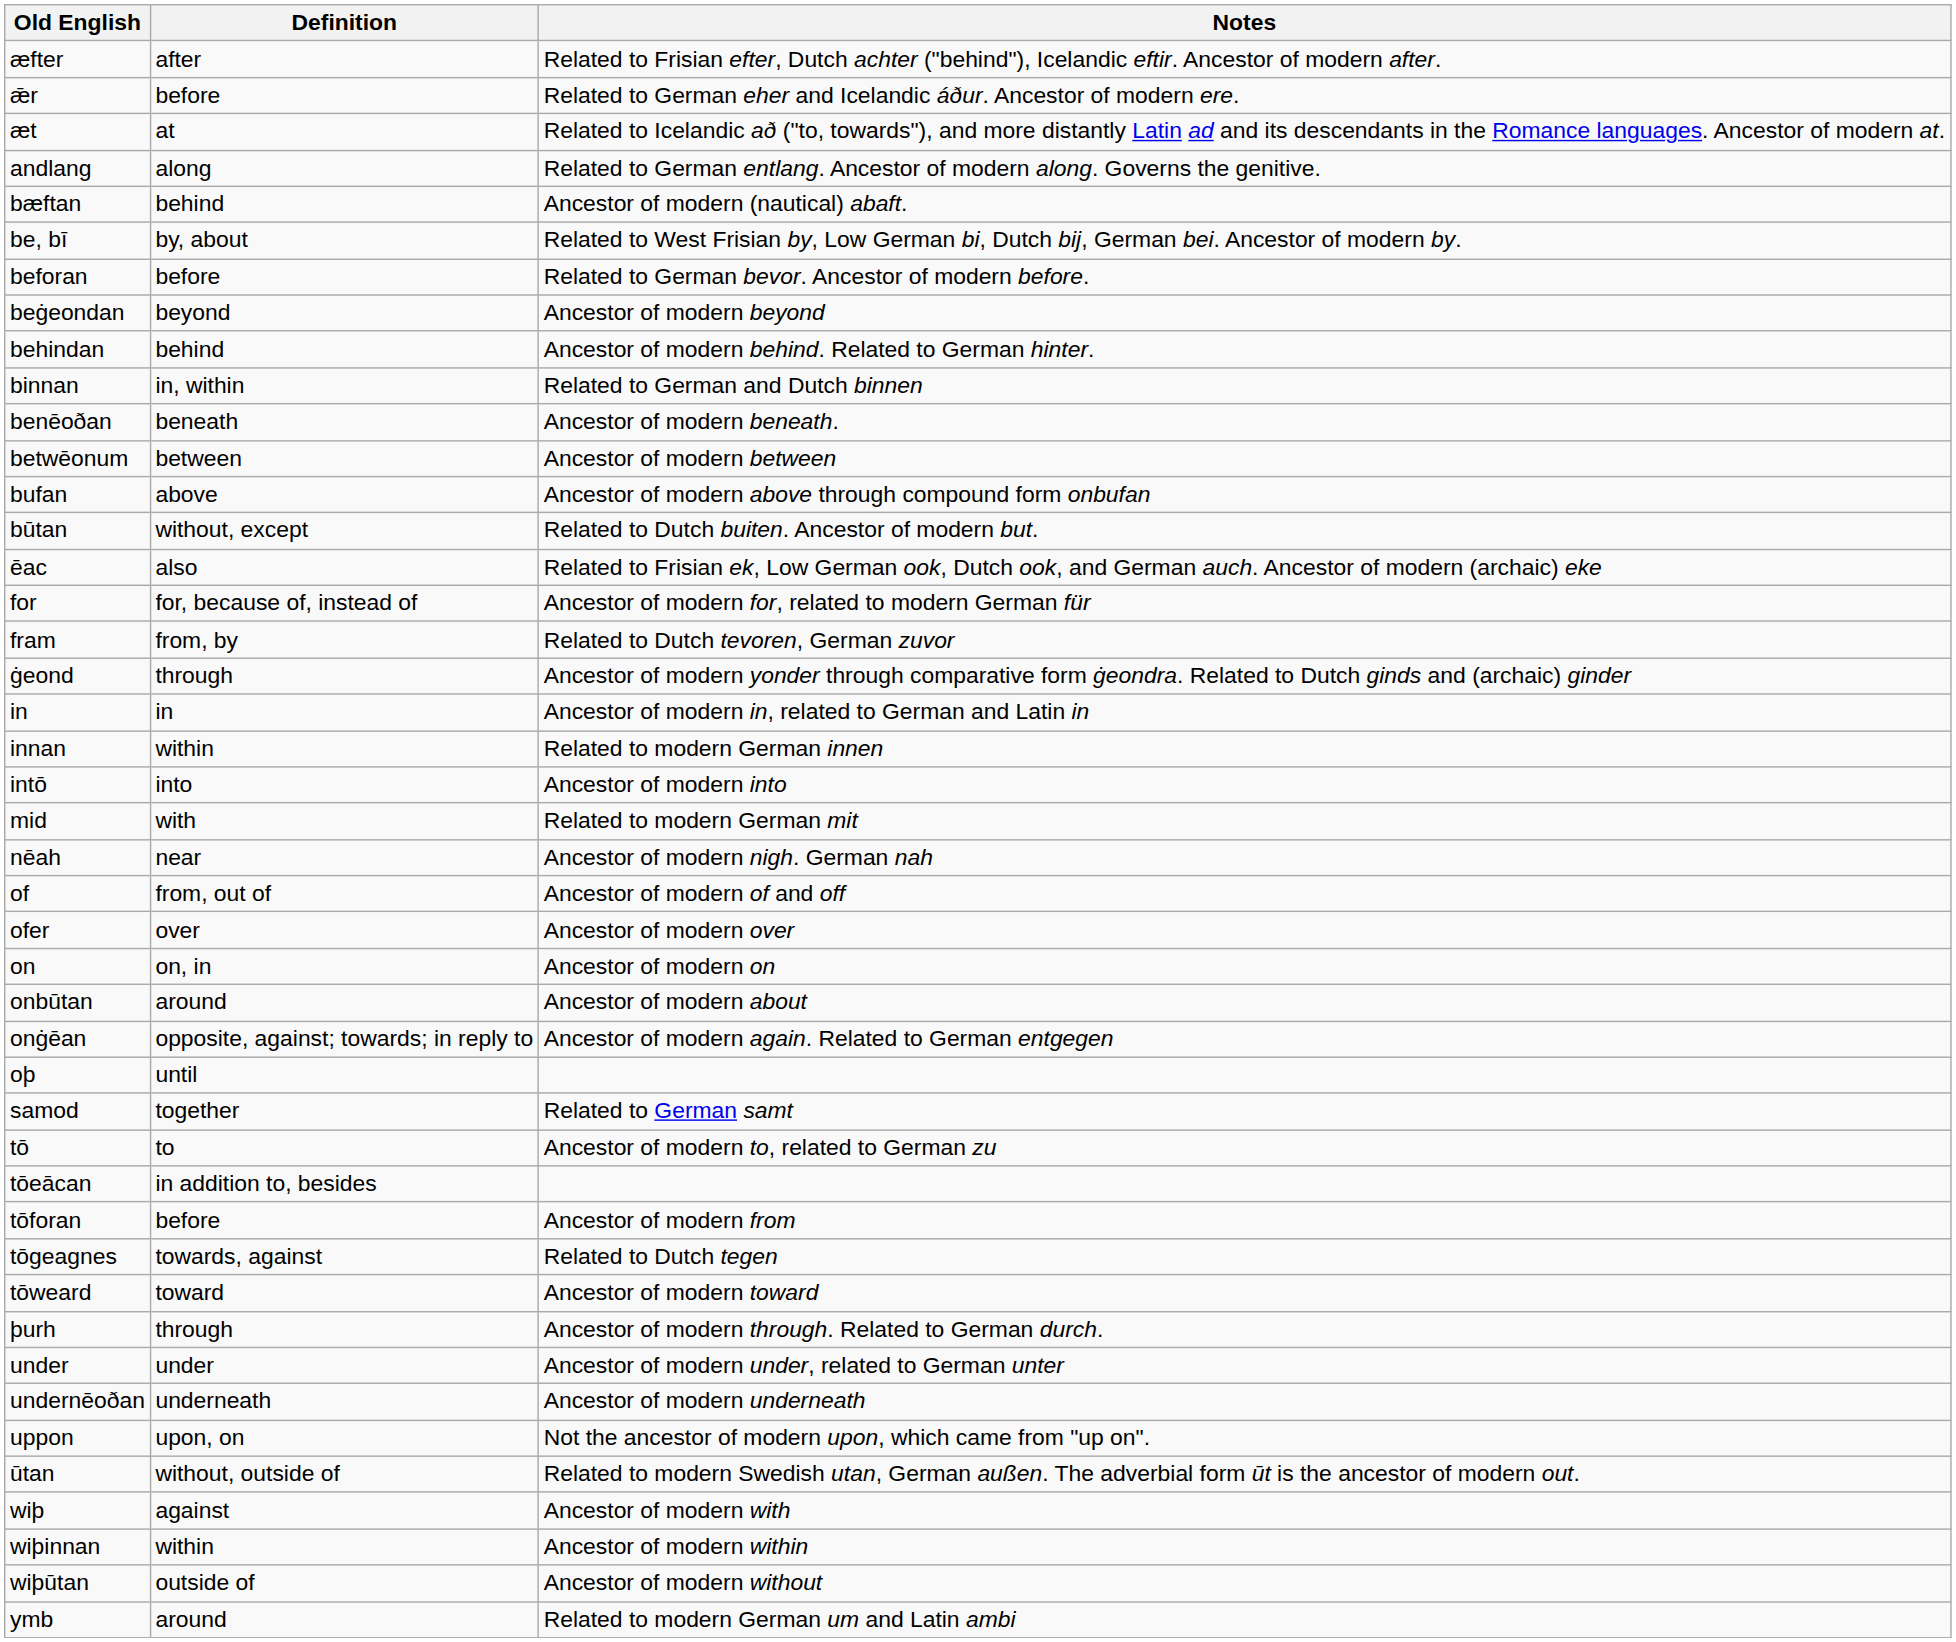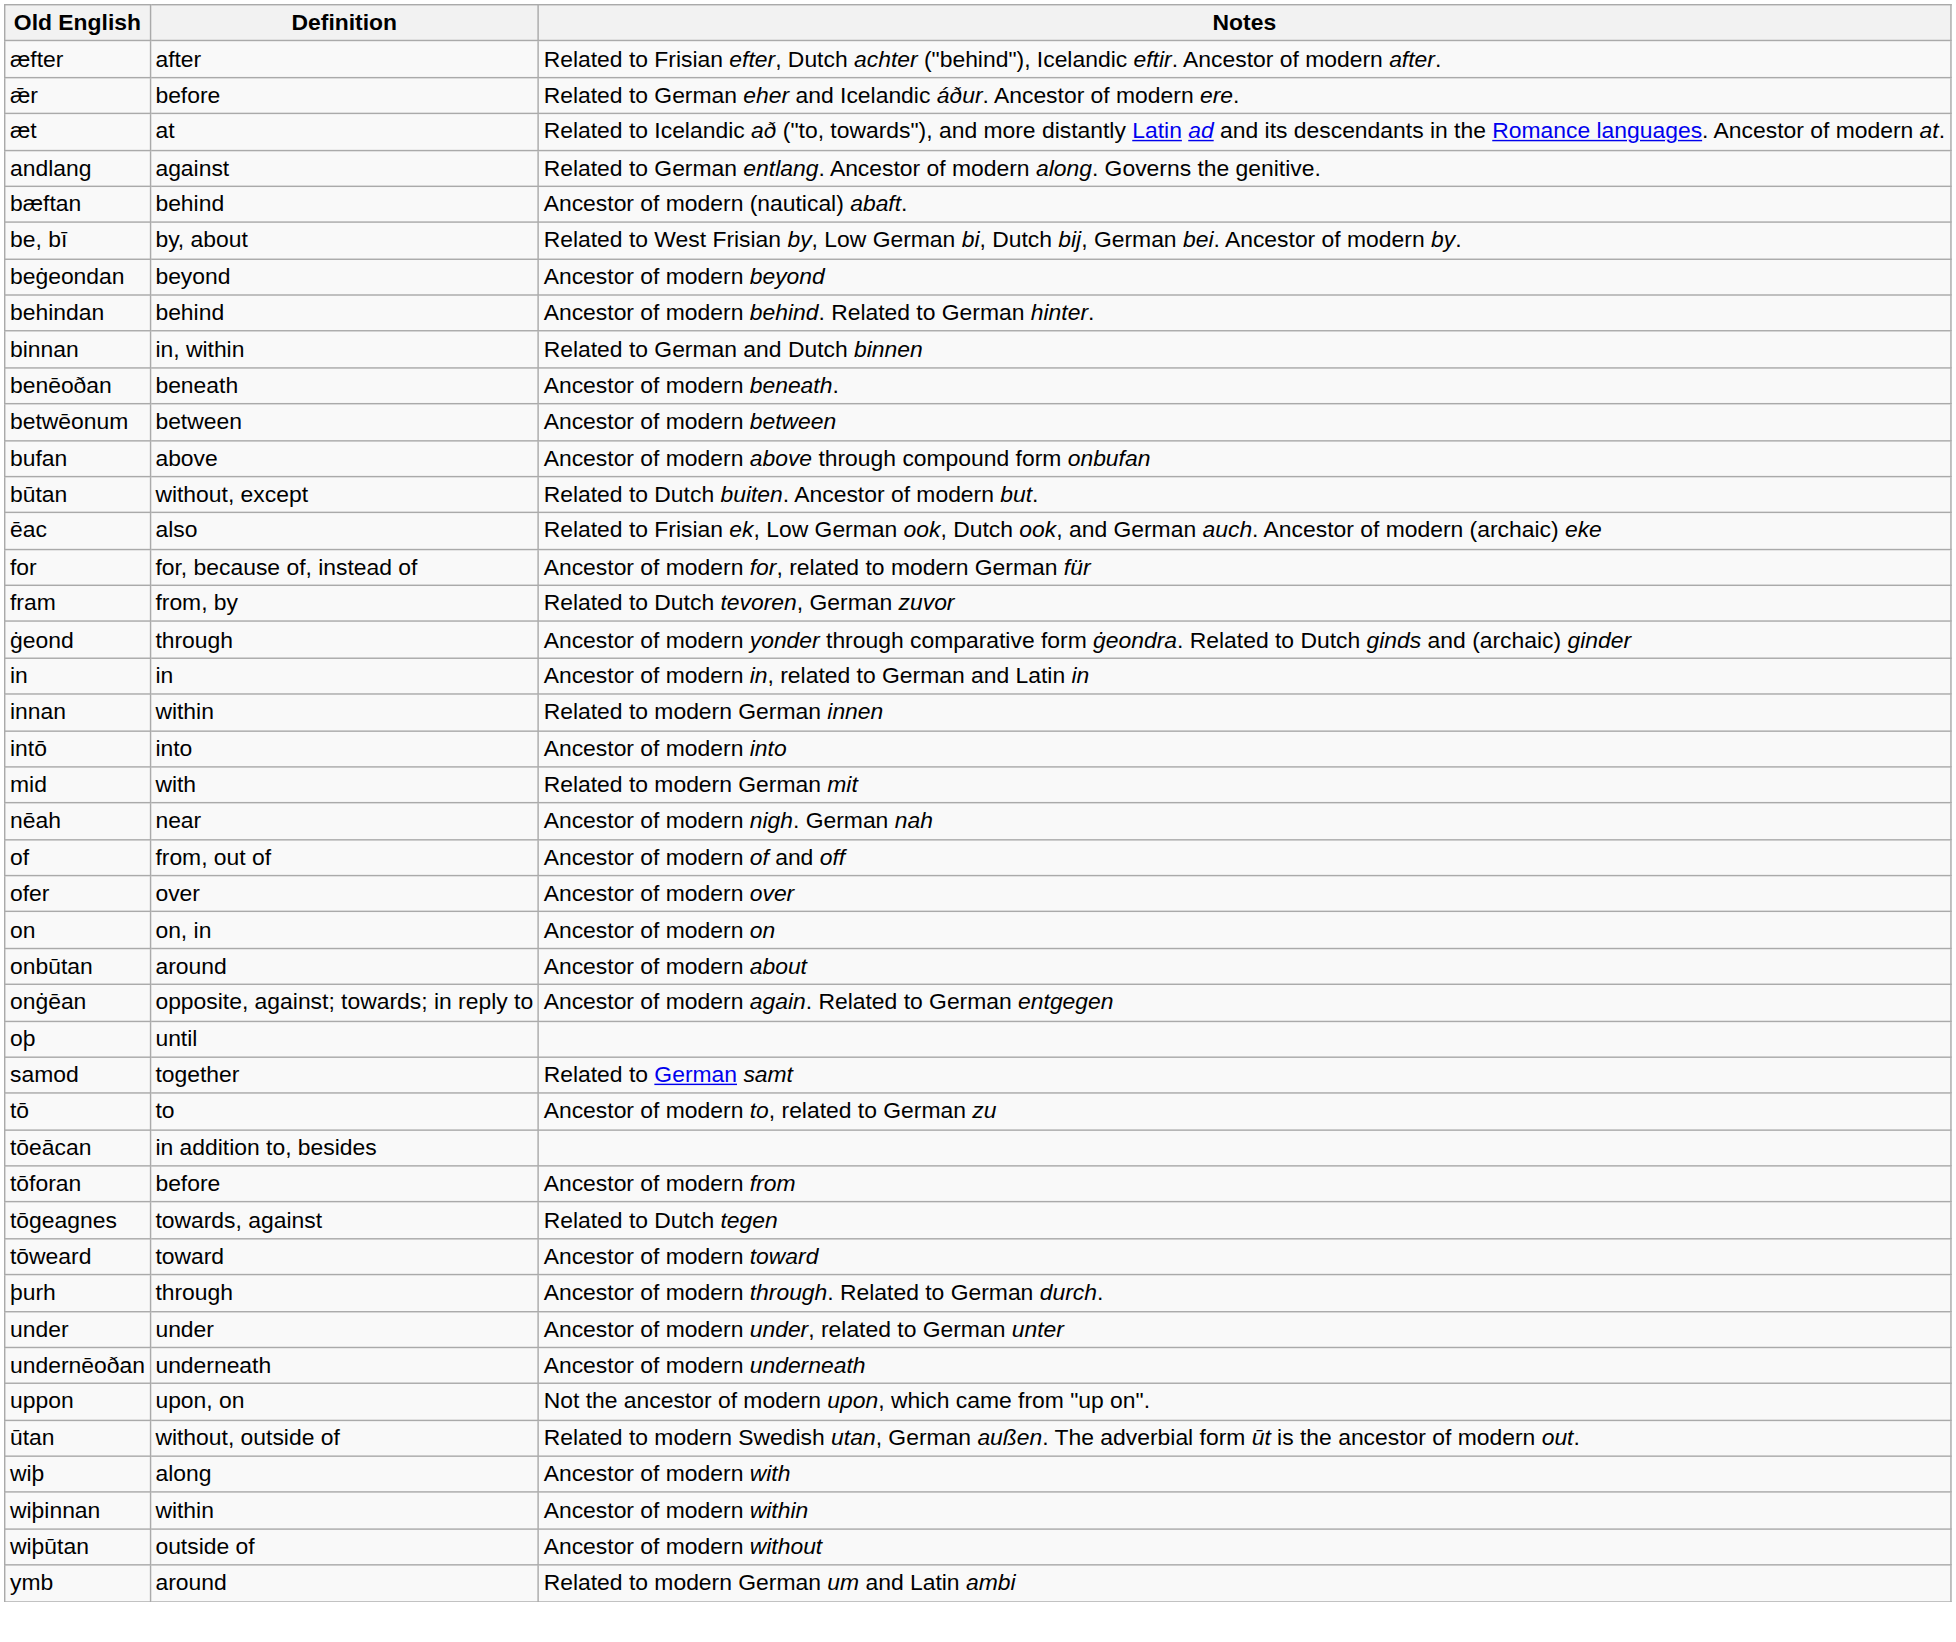(183, 167) along -> (192, 167) against
- row: (49, 276)
(192, 1510) against -> (183, 1474) along
